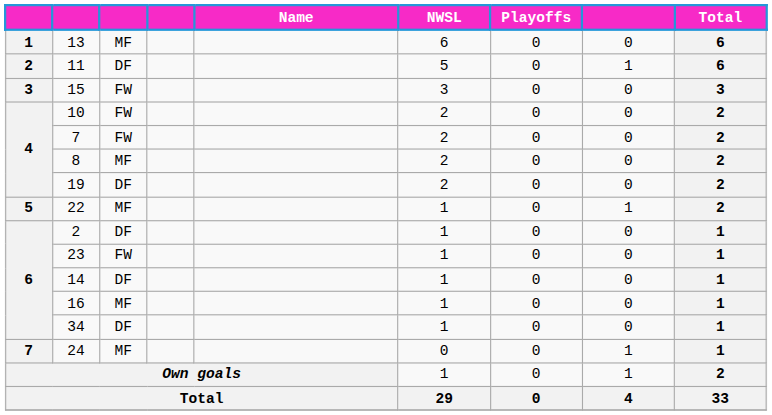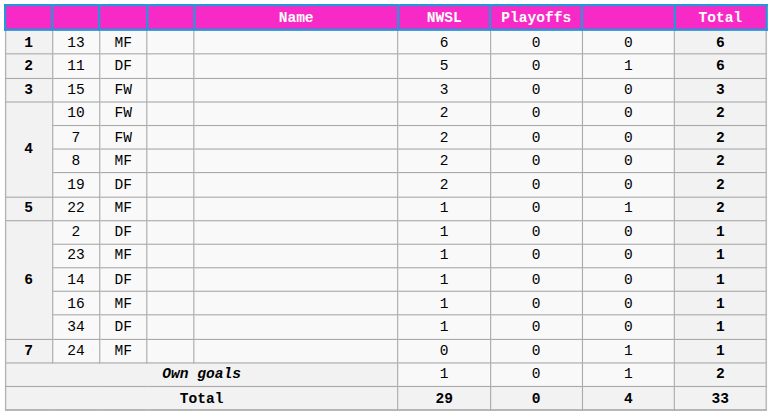(123, 256) FW -> (123, 256) MF
